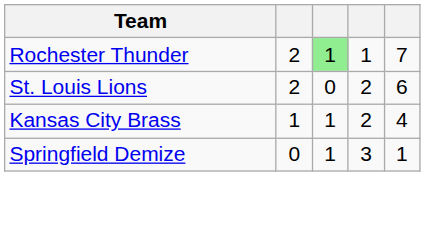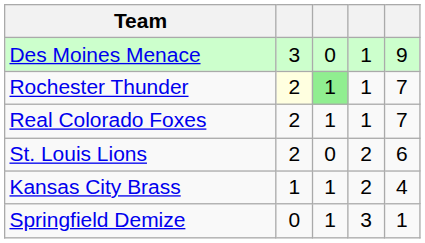+ row: (105, 54)
(294, 54) no background -> (294, 87) lightyellow background
+ row: (108, 120)
